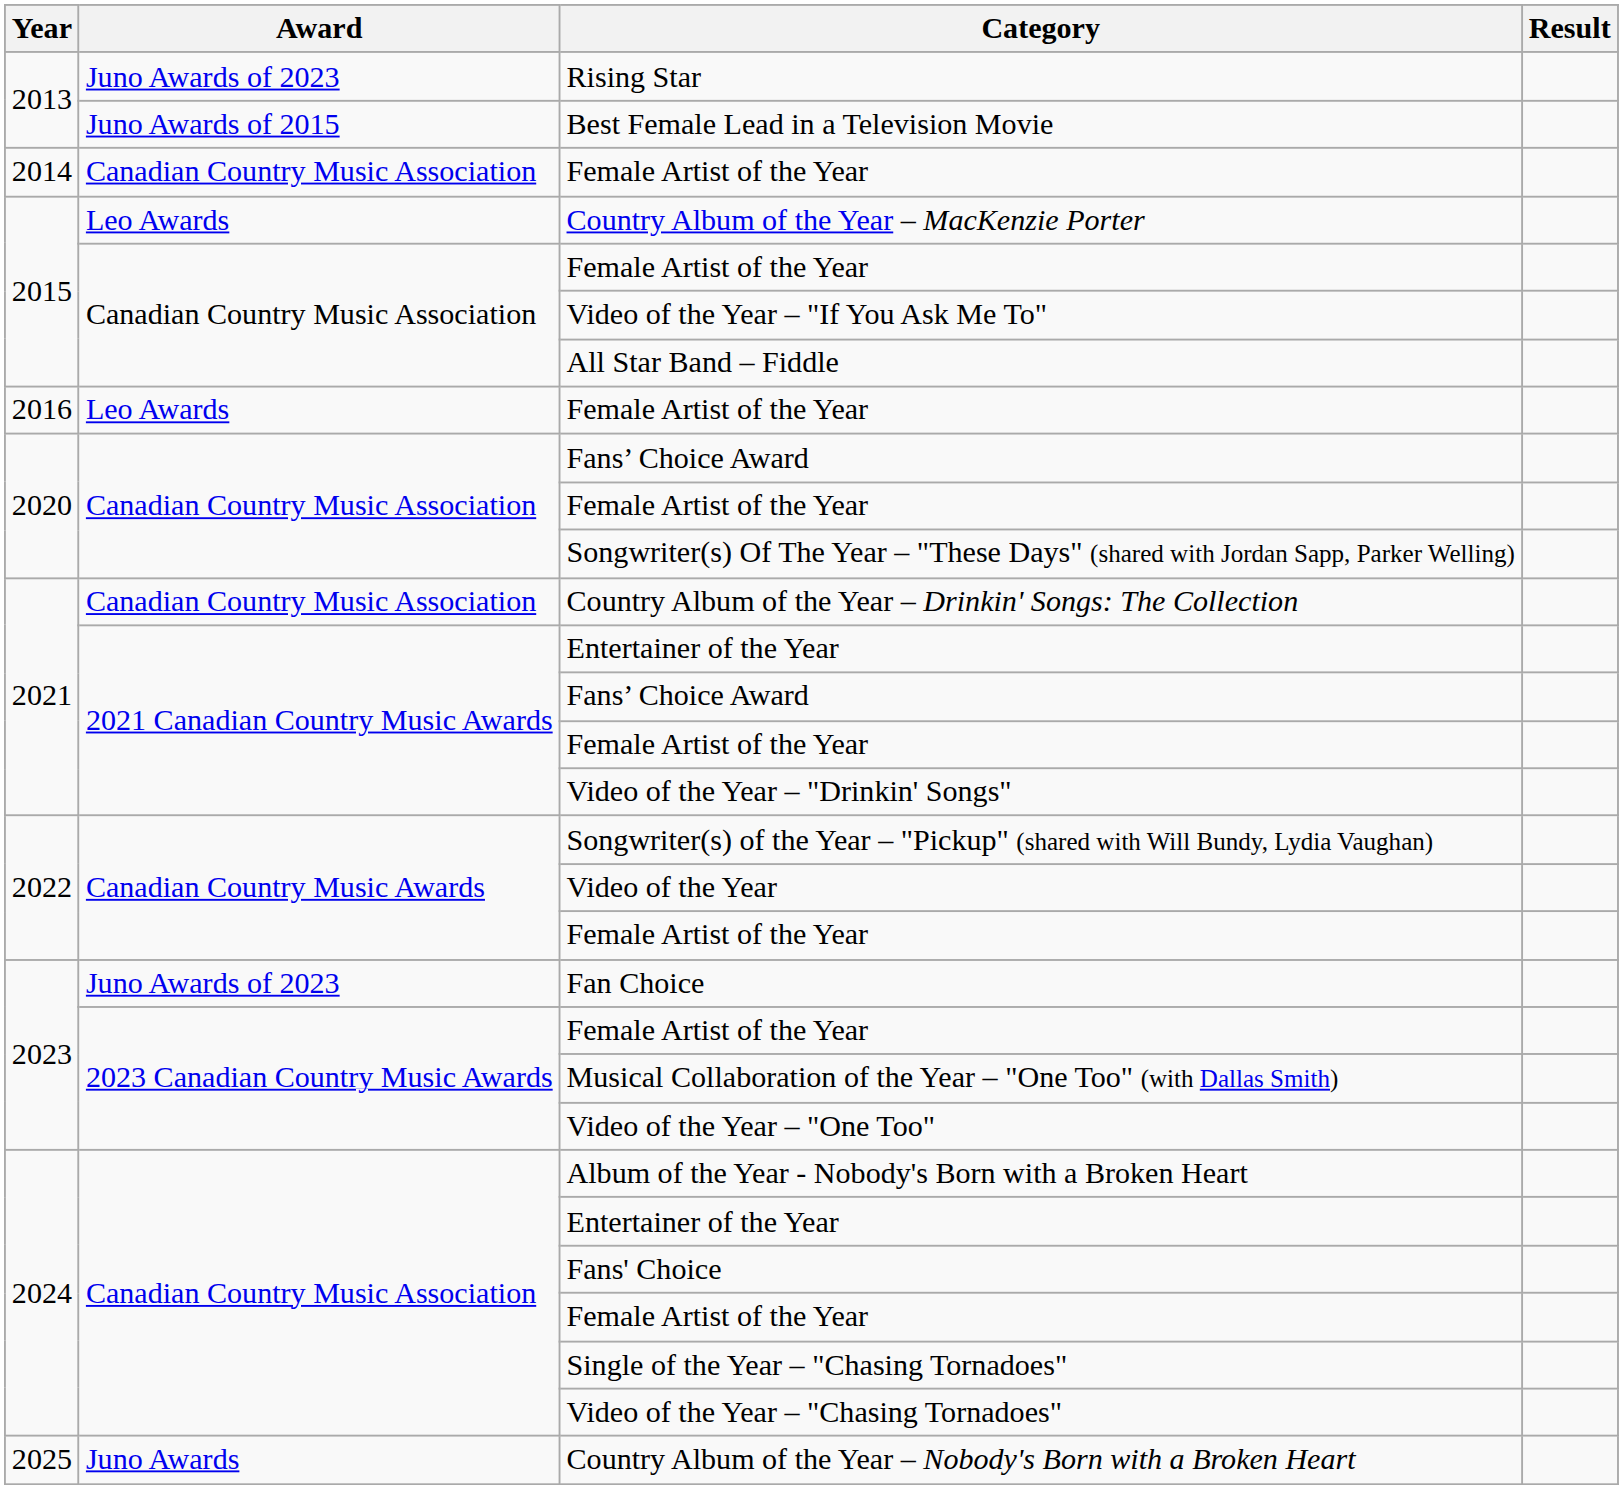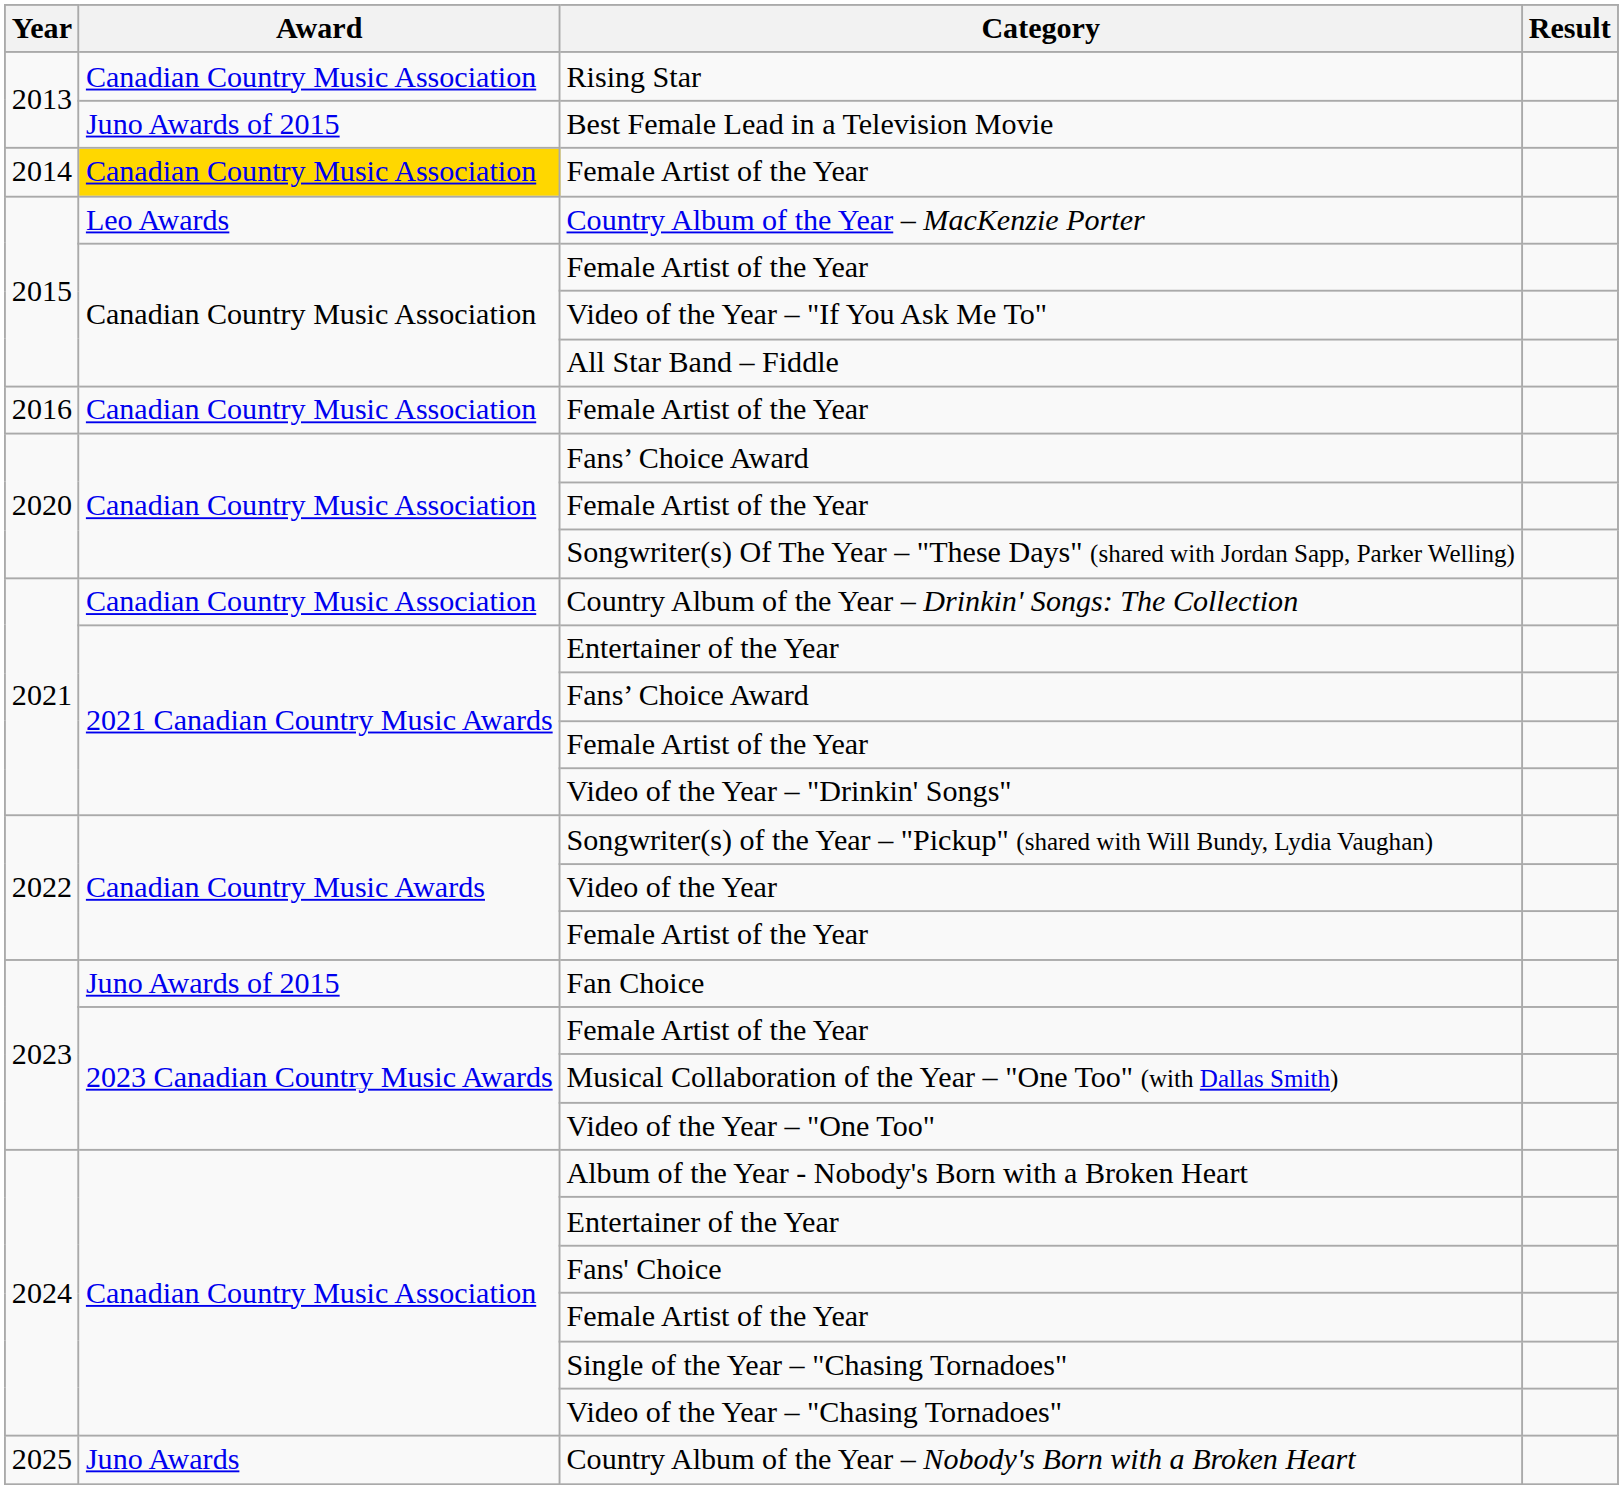(213, 76) Juno Awards of 2023 -> (311, 76) Canadian Country Music Association
(311, 171) no background -> (311, 171) gold background
(158, 409) Leo Awards -> (311, 409) Canadian Country Music Association
(213, 982) Juno Awards of 2023 -> (213, 982) Juno Awards of 2015
